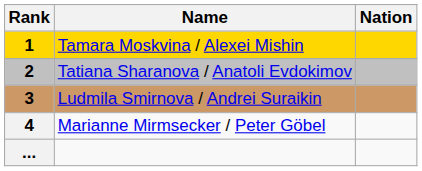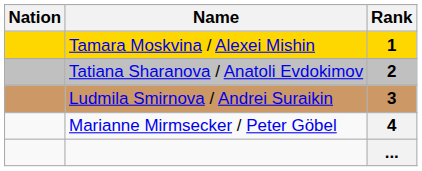columns swapped: (29, 17) <-> (386, 17)
